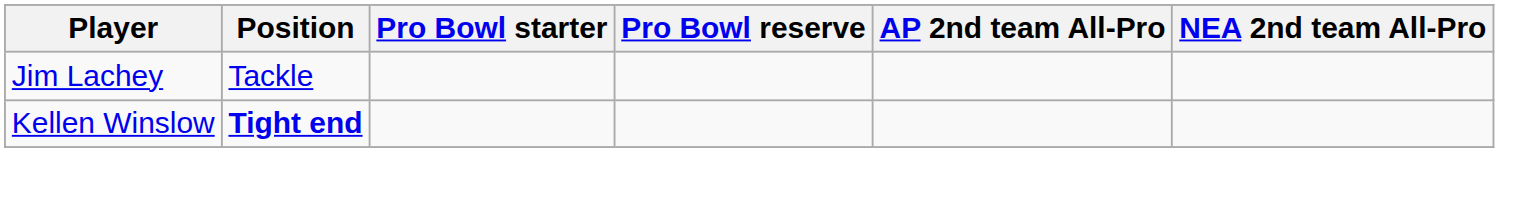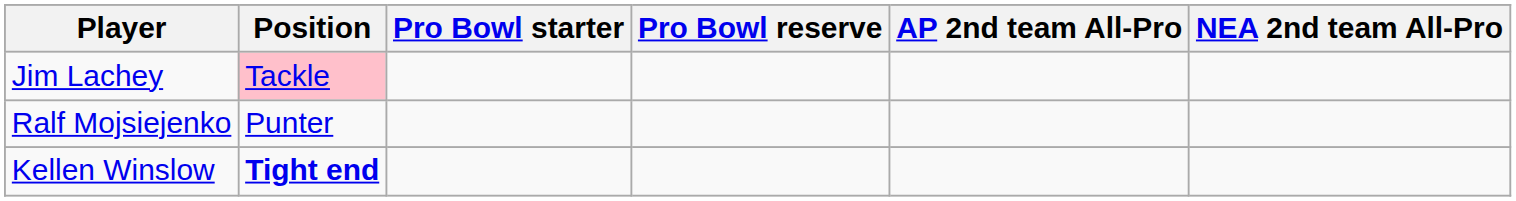(271, 75) no background -> (288, 75) pink background
+ row: (122, 123)
